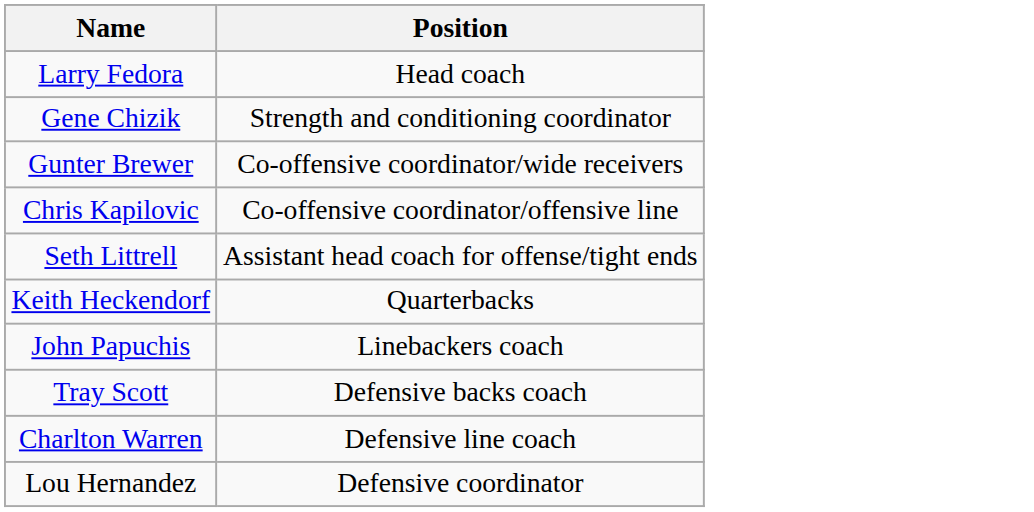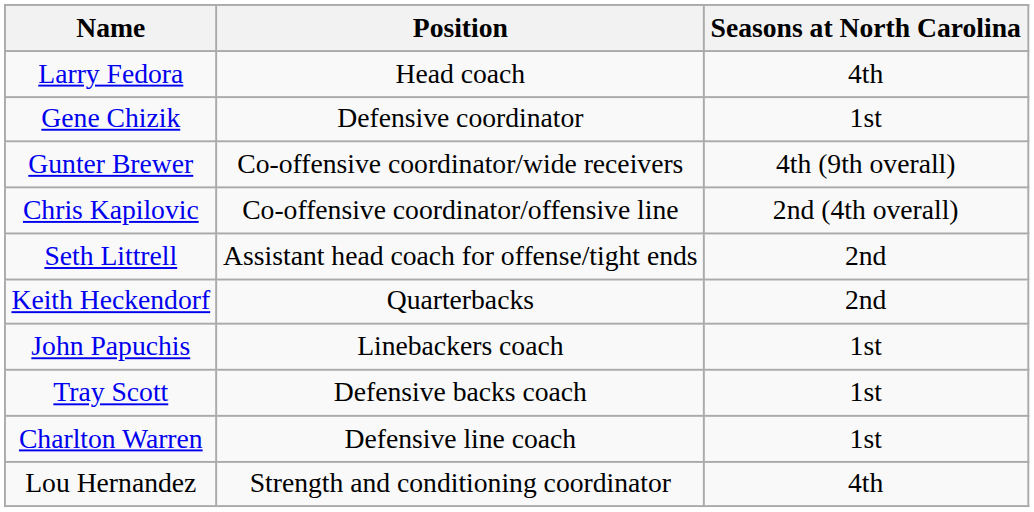+ column: (866, 27)
(460, 118) Strength and conditioning coordinator -> (460, 118) Defensive coordinator
(460, 483) Defensive coordinator -> (460, 483) Strength and conditioning coordinator
